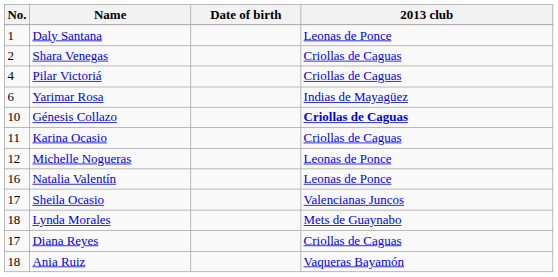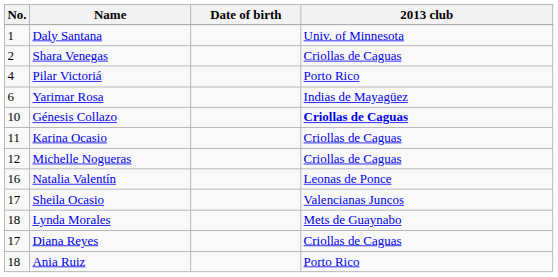(348, 35) Leonas de Ponce -> (354, 35) Univ. of Minnesota
(353, 76) Criollas de Caguas -> (331, 76) Porto Rico
(348, 158) Leonas de Ponce -> (353, 158) Criollas de Caguas
(354, 261) Vaqueras Bayamón -> (331, 261) Porto Rico
